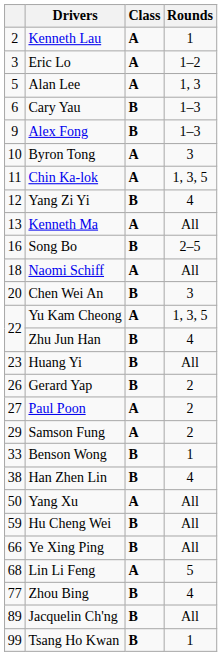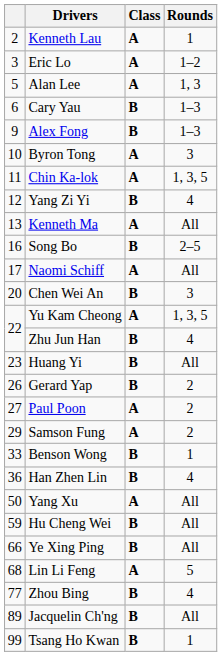(15, 269) 18 -> (15, 269) 17
(15, 477) 38 -> (15, 477) 36
